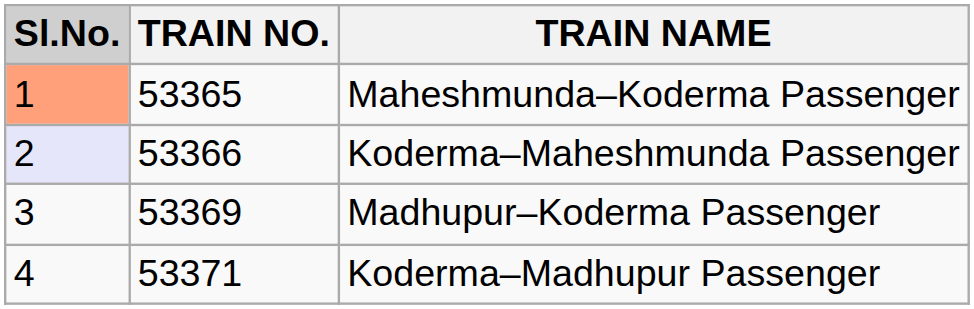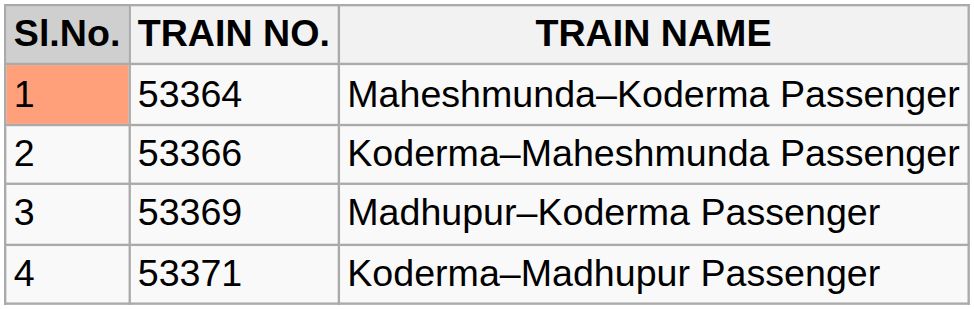(190, 93) 53365 -> (190, 93) 53364
(24, 153) lavender background -> (24, 153) no background
